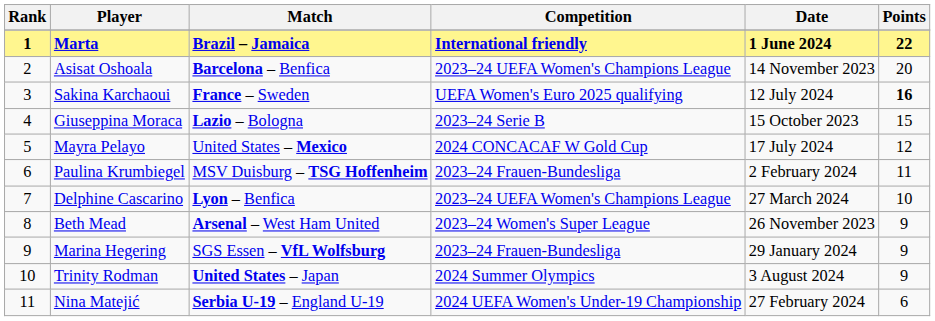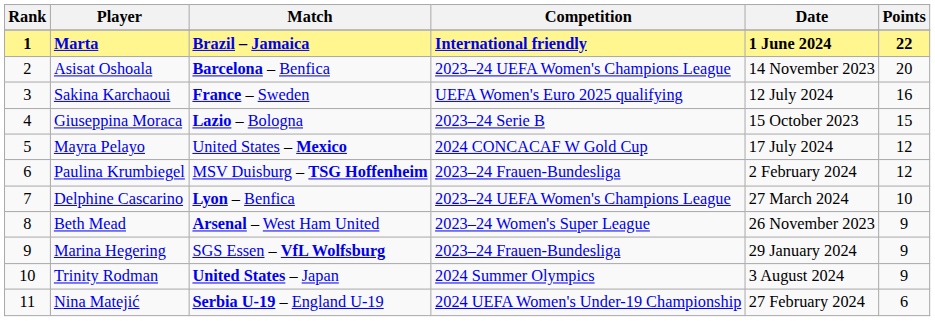(904, 95) bold -> (904, 95) normal
(904, 172) 11 -> (904, 172) 12
